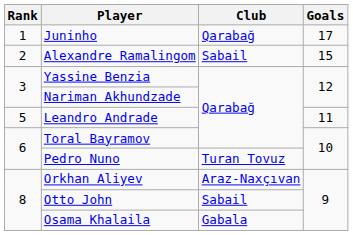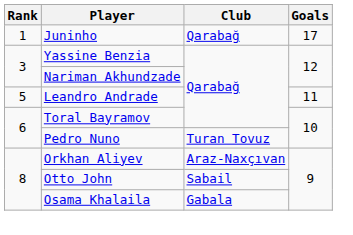- row: (120, 56)
